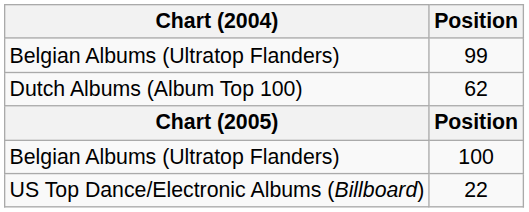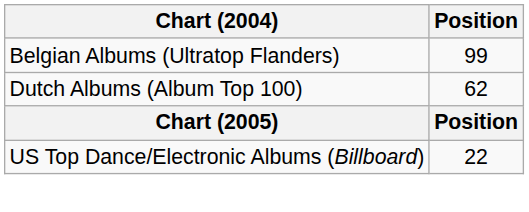- row: (476, 156)
